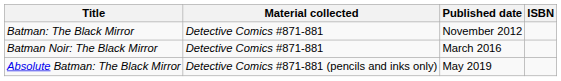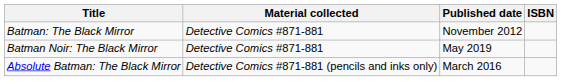(472, 48) March 2016 -> (467, 48) May 2019
(467, 66) May 2019 -> (472, 66) March 2016
